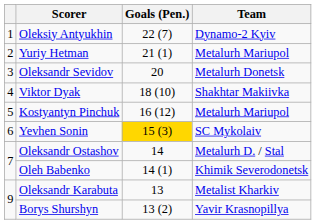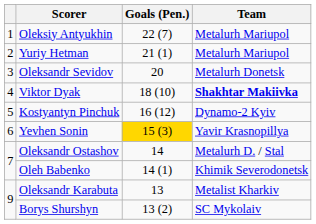(235, 33) Dynamo-2 Kyiv -> (242, 33) Metalurh Mariupol
(242, 92) normal -> (246, 92) bold
(242, 111) Metalurh Mariupol -> (235, 111) Dynamo-2 Kyiv
(228, 131) SC Mykolaiv -> (242, 131) Yavir Krasnopillya
(242, 209) Yavir Krasnopillya -> (228, 209) SC Mykolaiv
